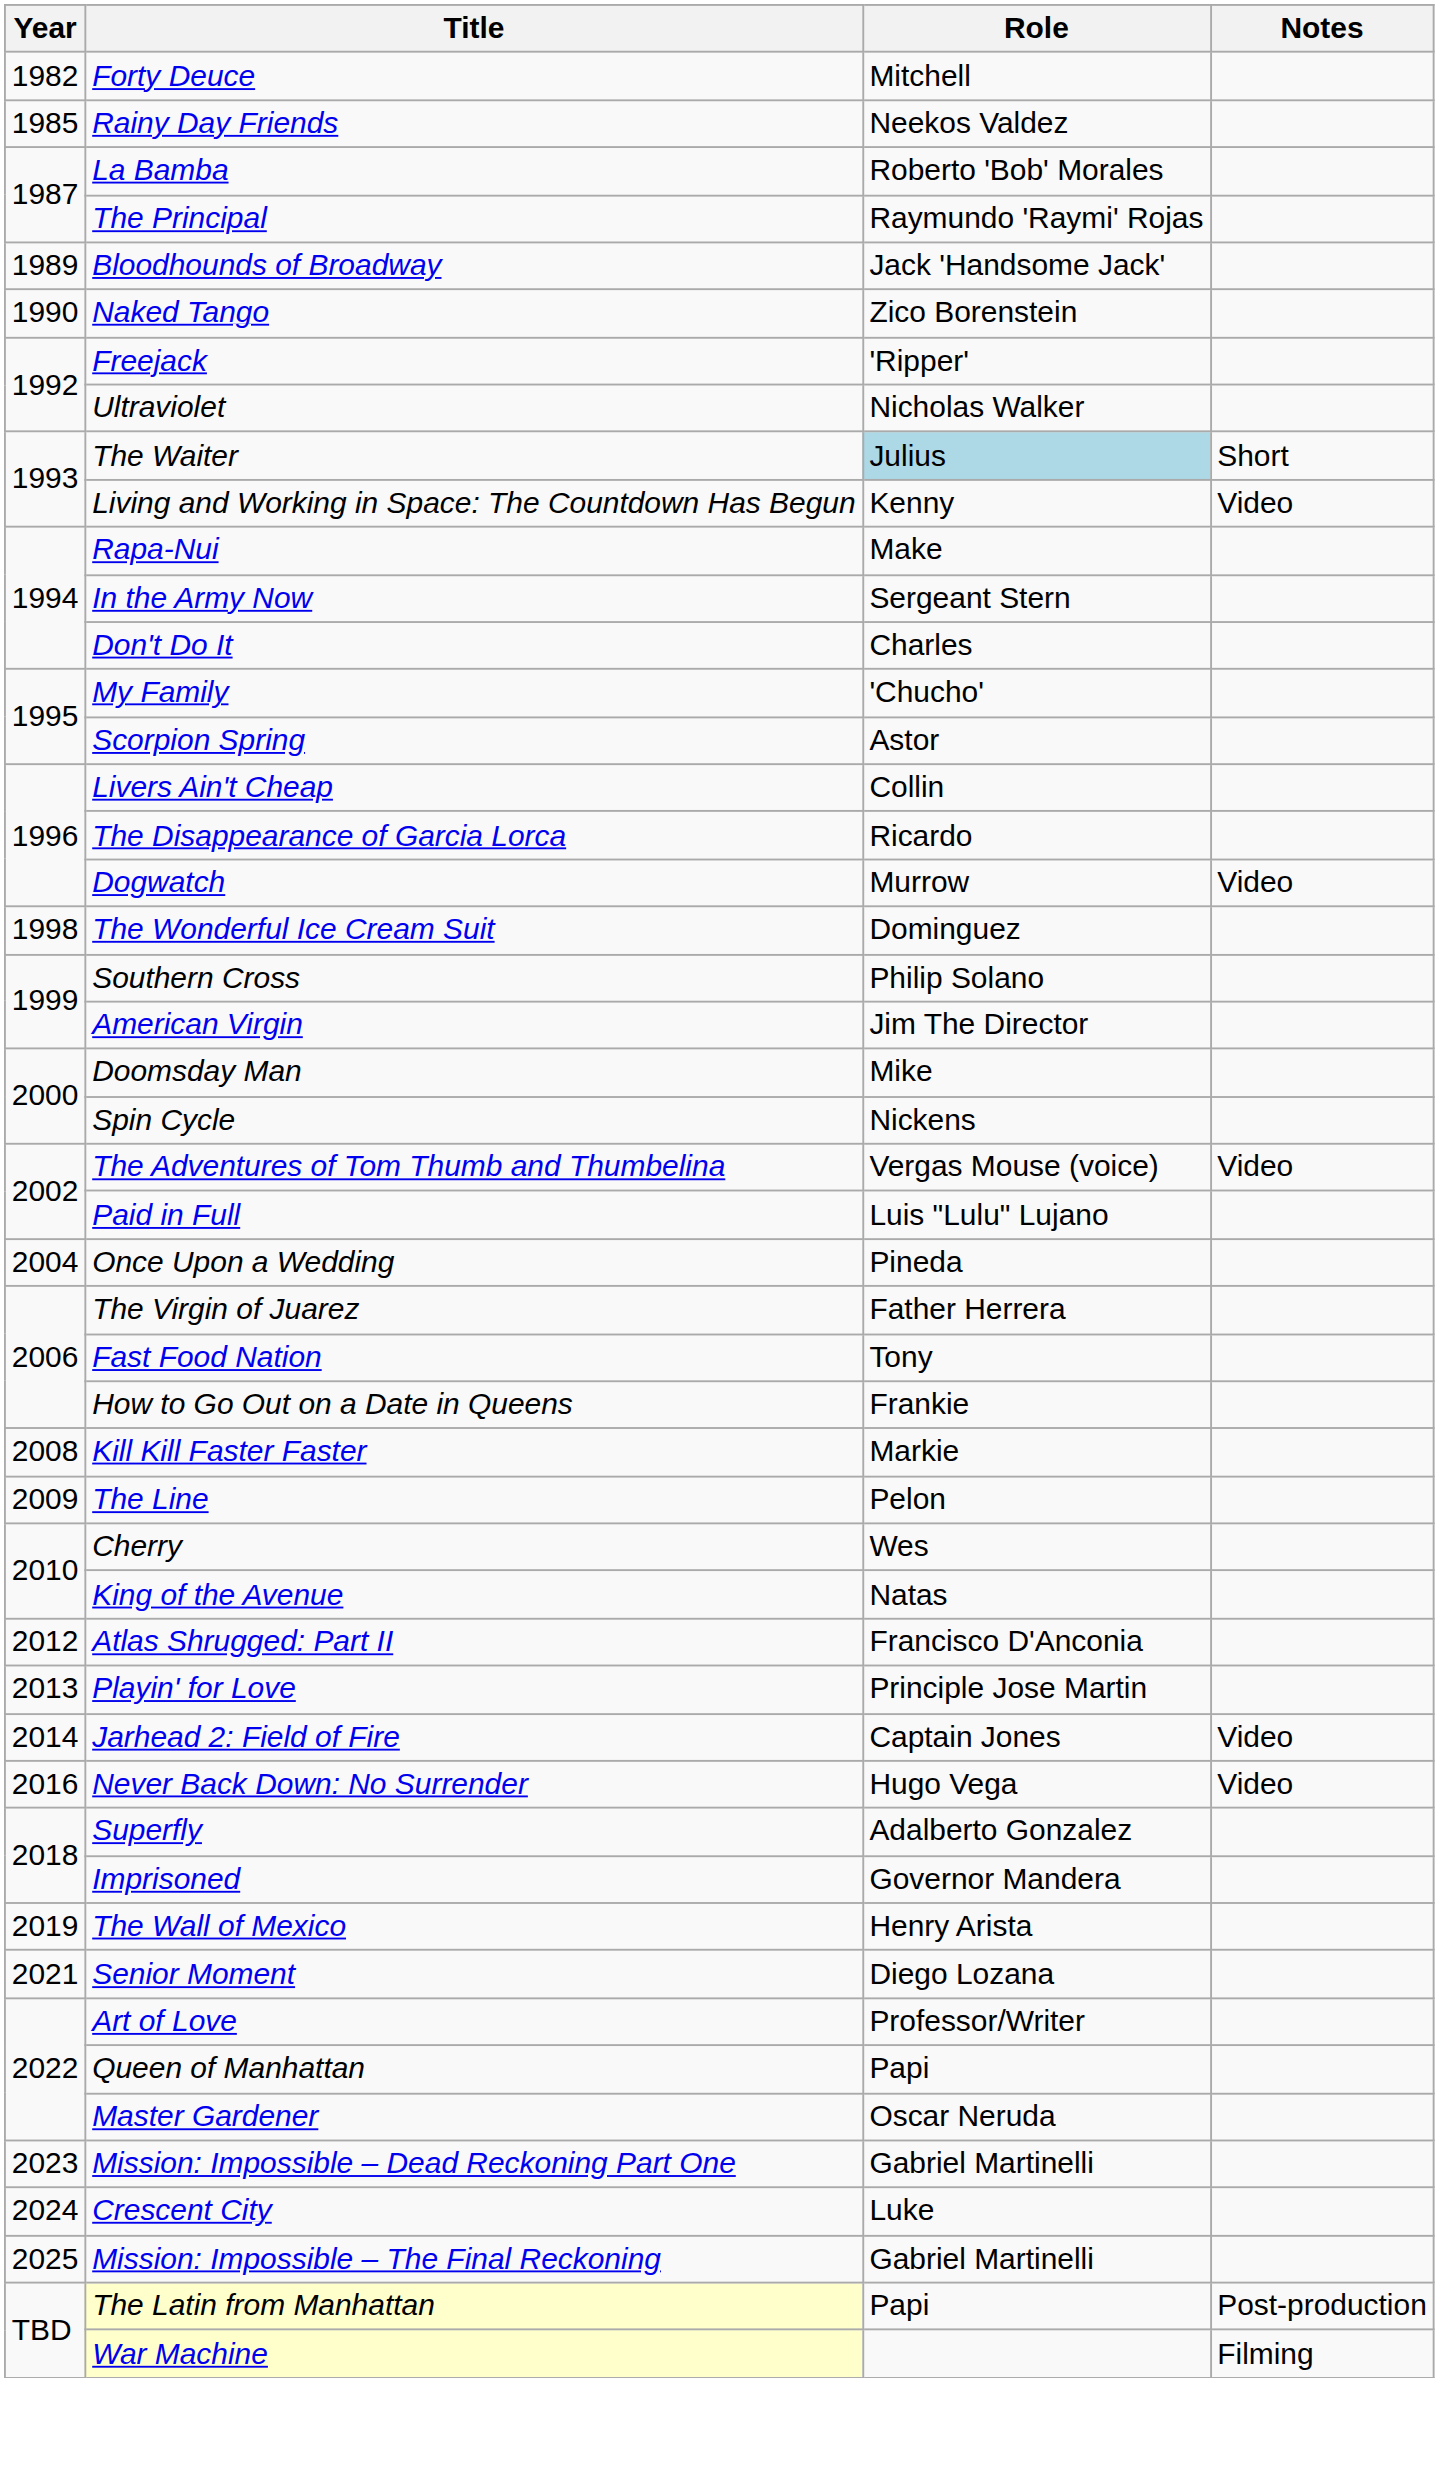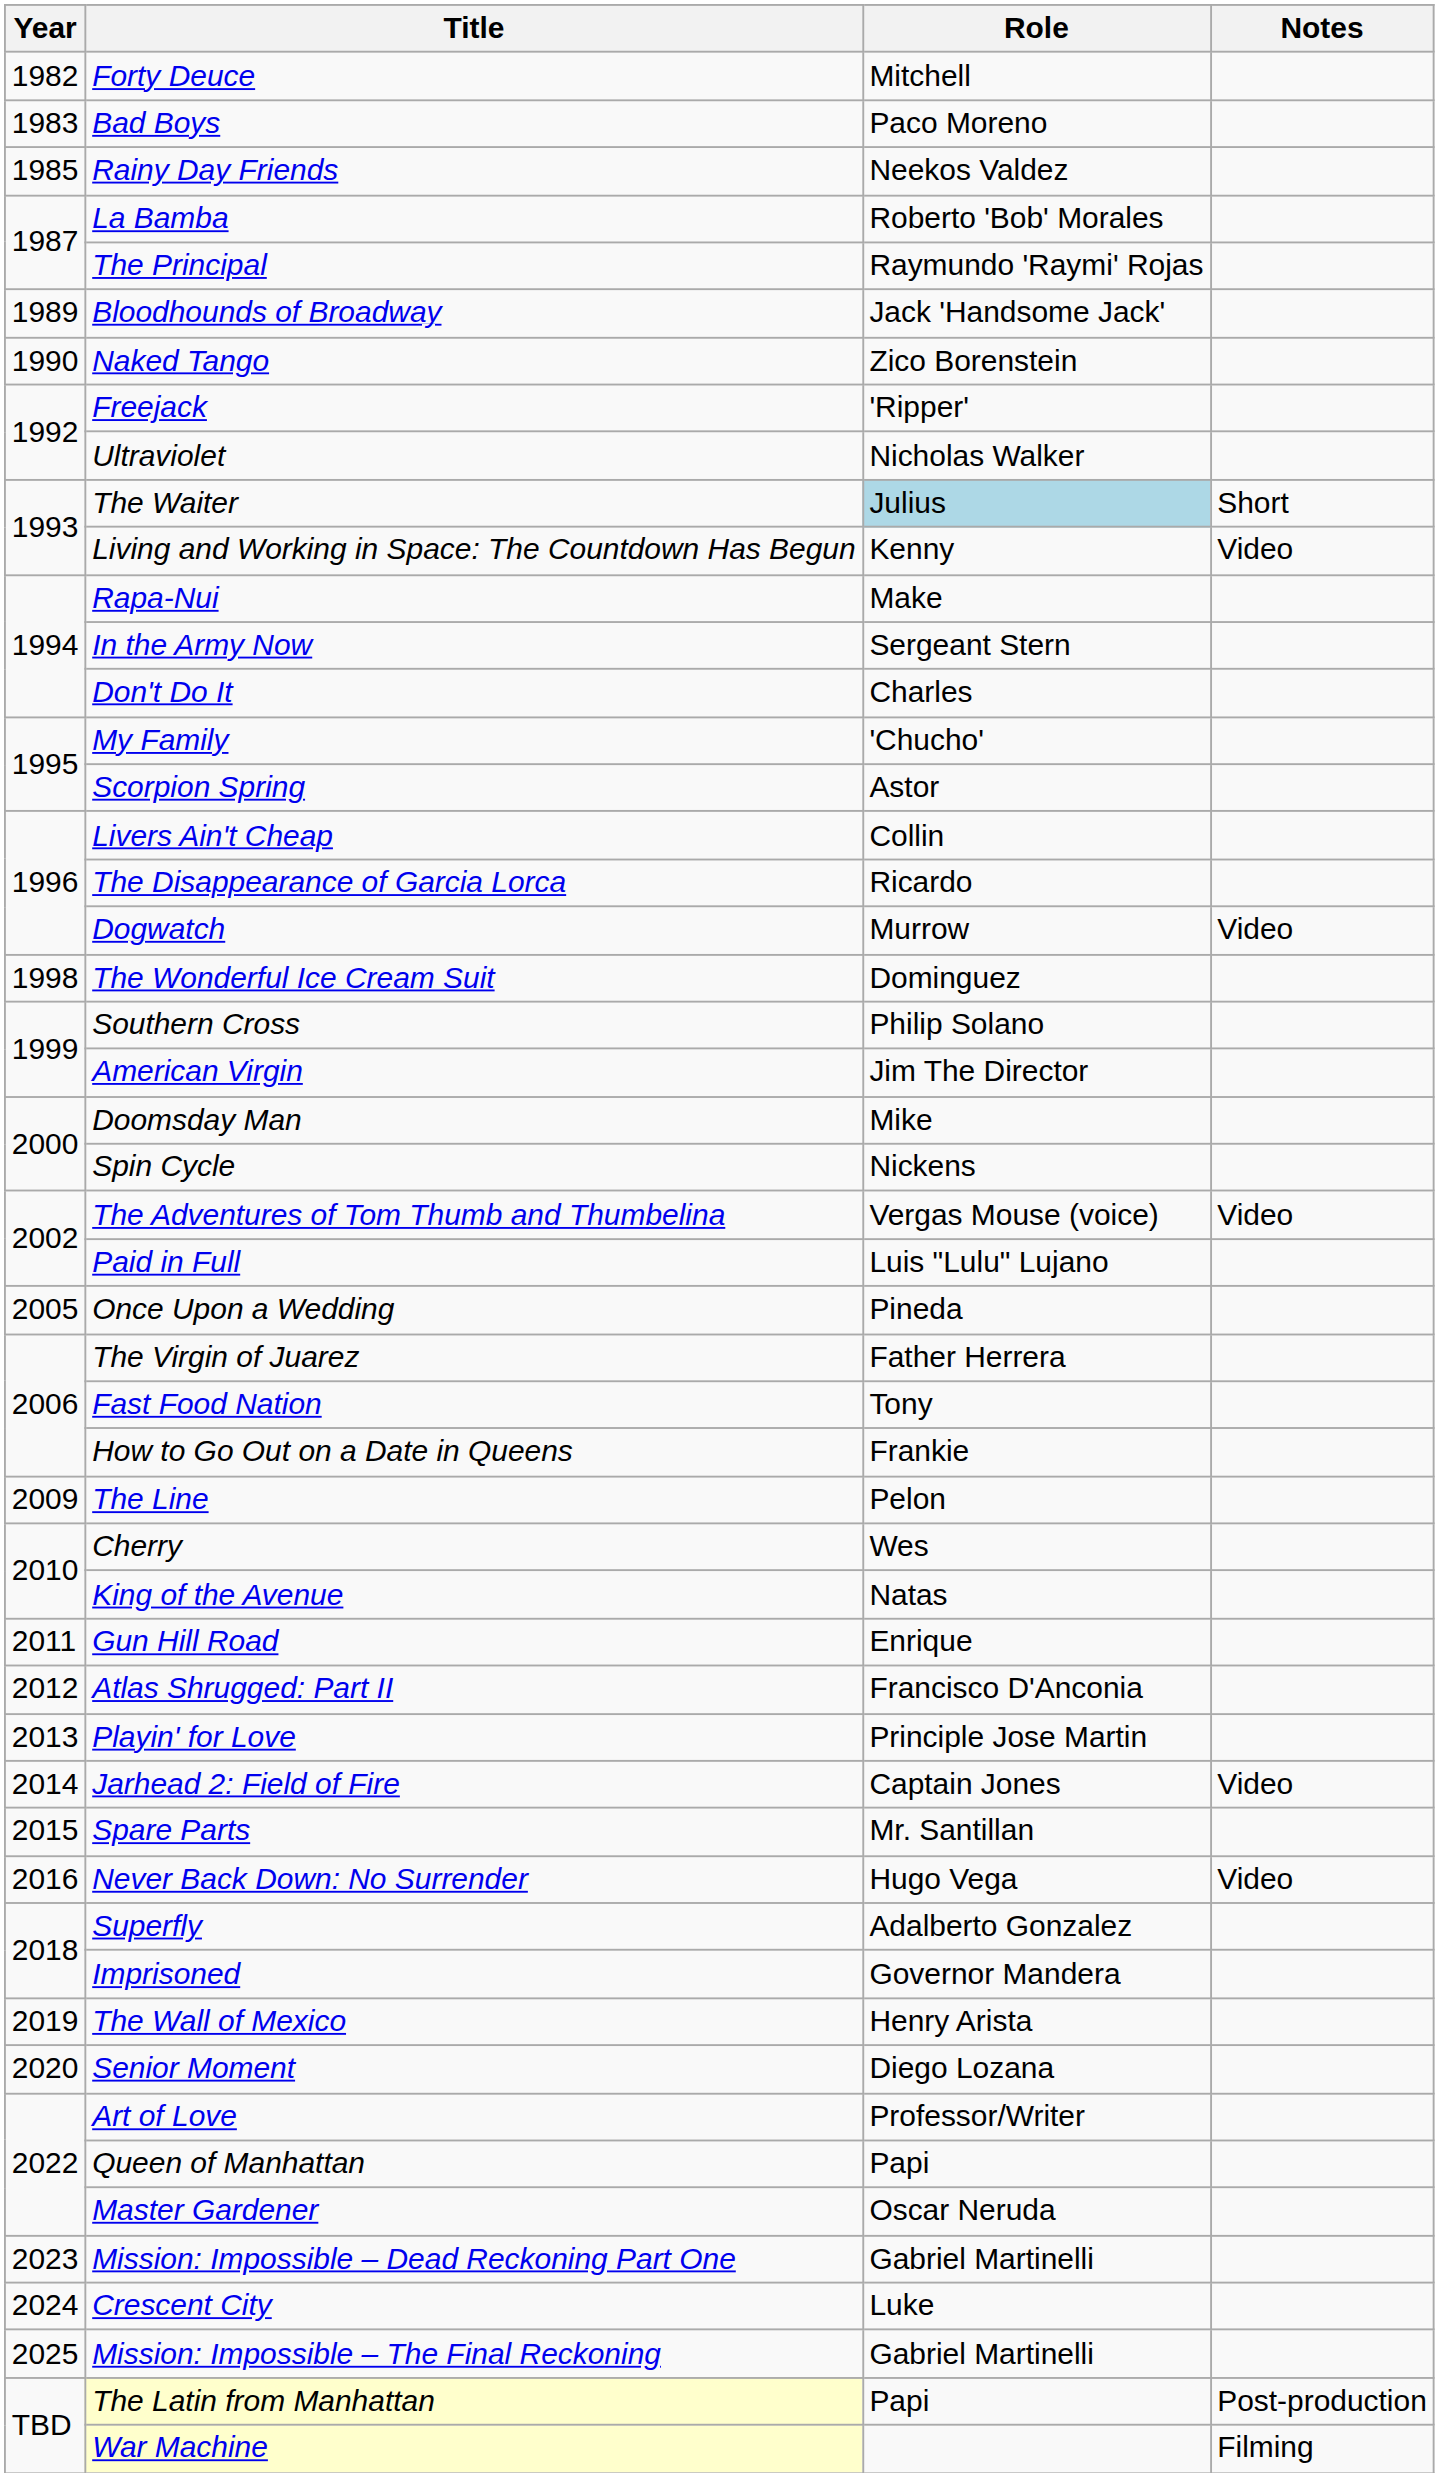+ row: (156, 123)
(45, 1261) 2004 -> (45, 1309) 2005
- row: (229, 1451)
+ row: (185, 1641)
+ row: (171, 1831)
(45, 1973) 2021 -> (45, 2068) 2020
